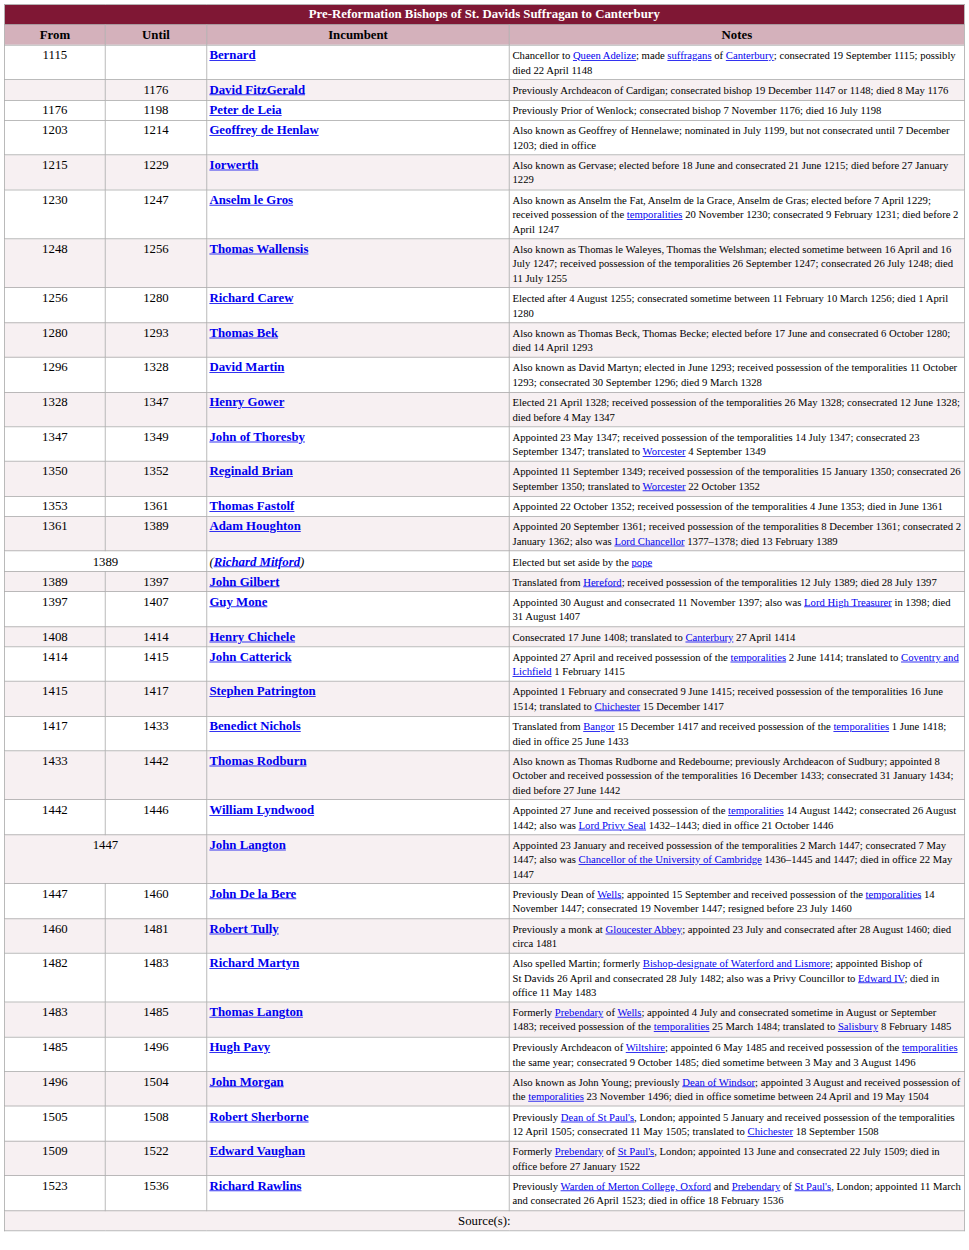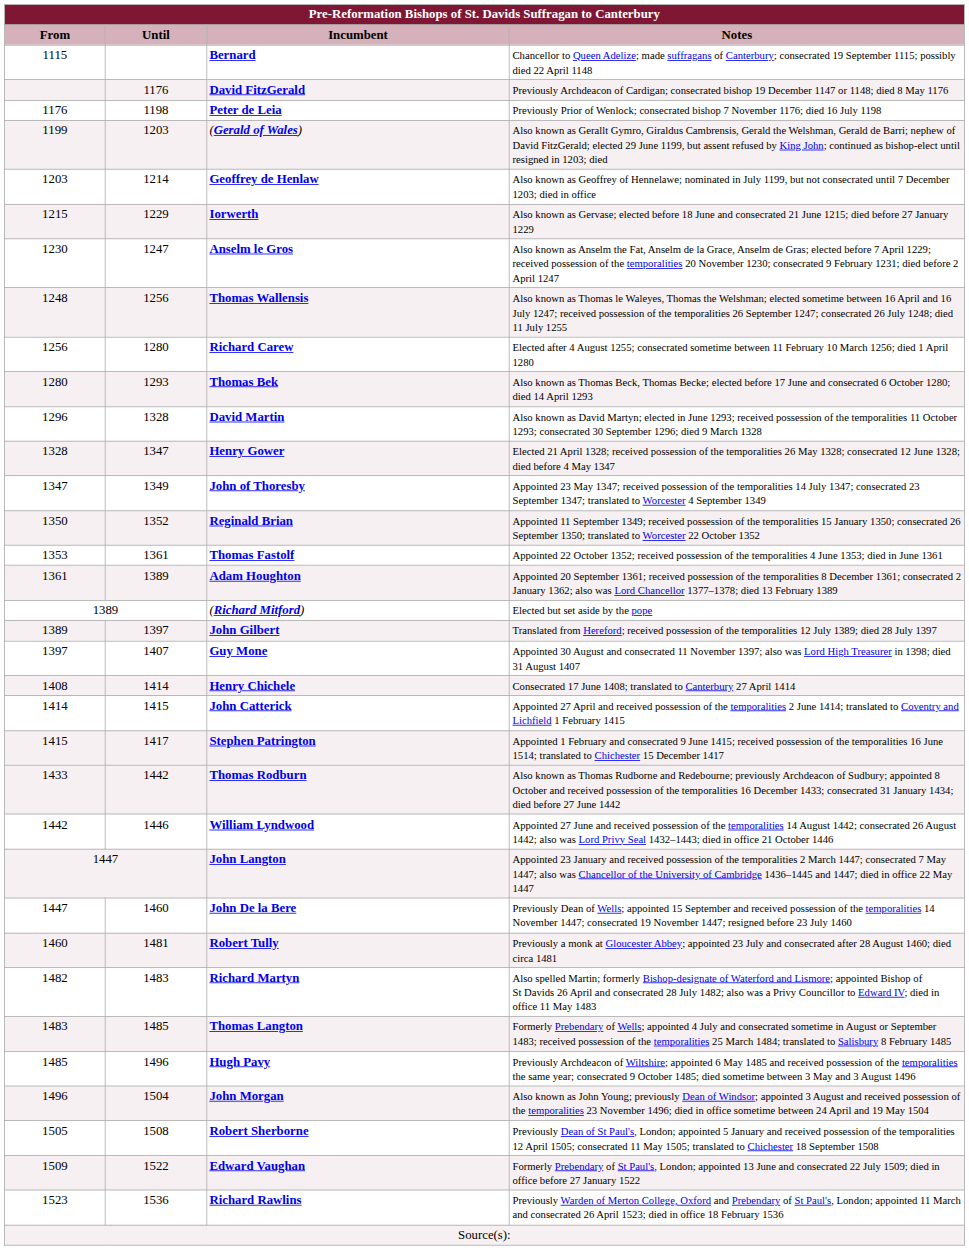+ row: (256, 130)
- row: (255, 726)
